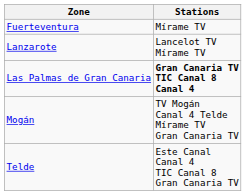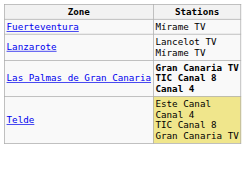- row: (20, 120)
(197, 167) no background -> (197, 120) khaki background
